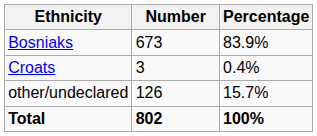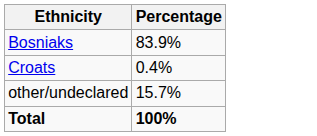- column: (176, 17)
